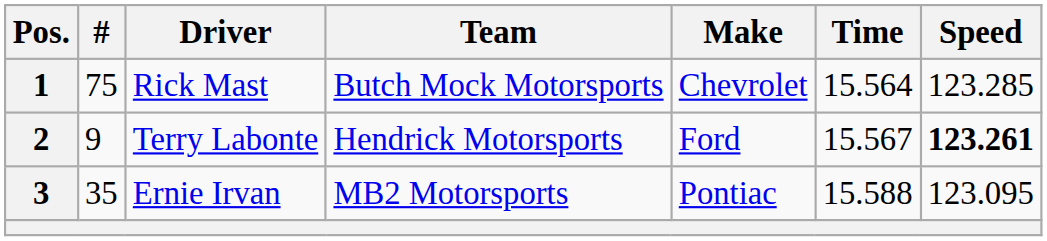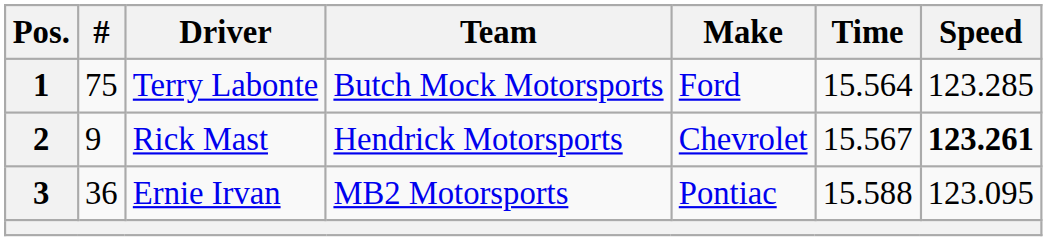(200, 85) Rick Mast -> (226, 85) Terry Labonte
(743, 85) Chevrolet -> (710, 85) Ford
(226, 139) Terry Labonte -> (200, 139) Rick Mast
(710, 139) Ford -> (743, 139) Chevrolet
(101, 193) 35 -> (101, 193) 36
